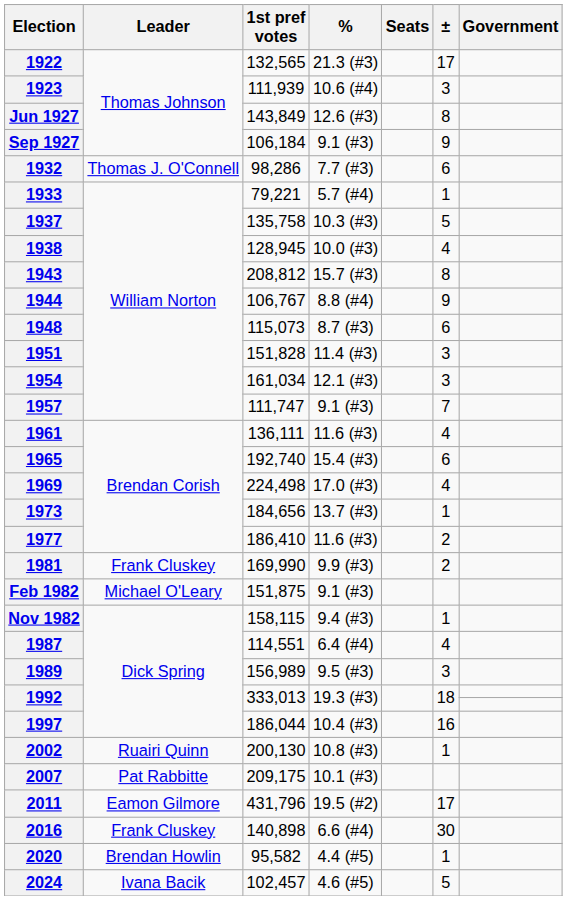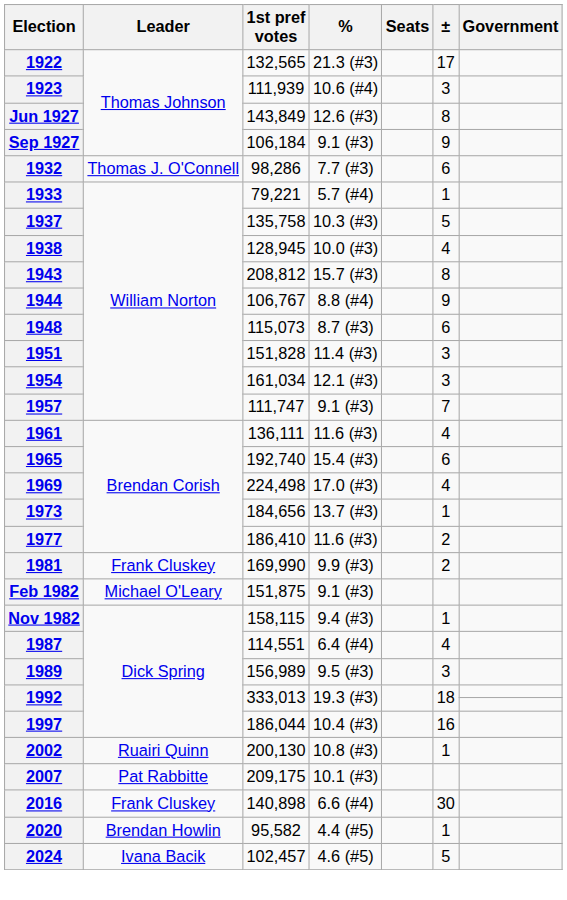- row: (44, 803)
